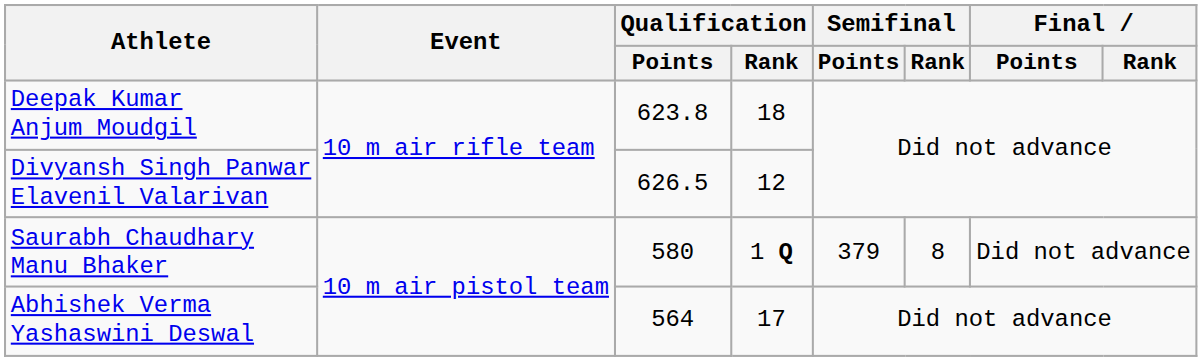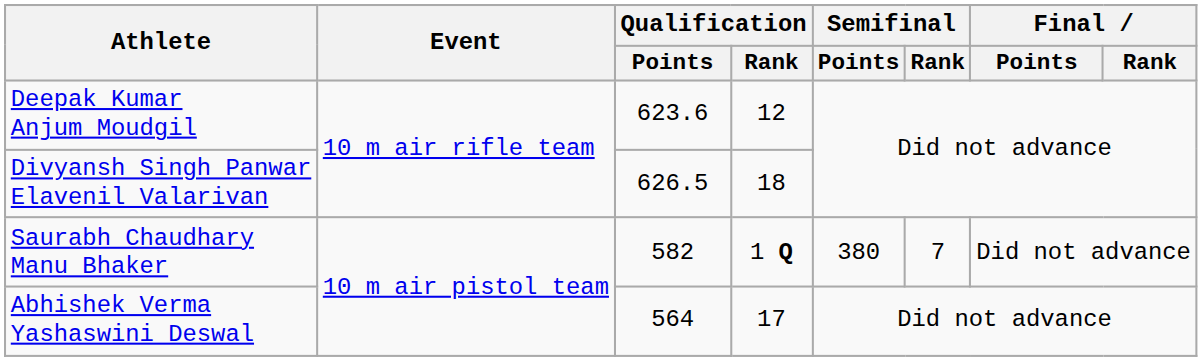(673, 115) 623.8 -> (673, 115) 623.6
(771, 115) 18 -> (771, 115) 12
(771, 183) 12 -> (771, 183) 18
(673, 252) 580 -> (673, 252) 582
(859, 252) 379 -> (859, 252) 380
(938, 252) 8 -> (938, 252) 7
